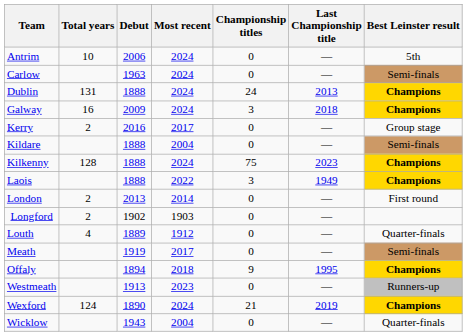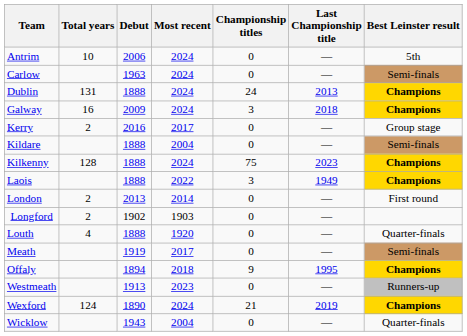(134, 233) 1889 -> (134, 233) 1888
(182, 233) 1912 -> (182, 233) 1920
